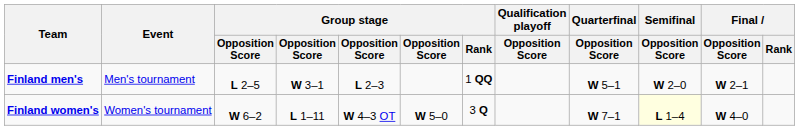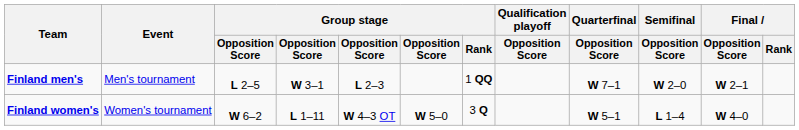(604, 86) W 5–1 -> (604, 86) W 7–1
(604, 116) W 7–1 -> (604, 116) W 5–1
(670, 116) lightyellow background -> (670, 116) no background
